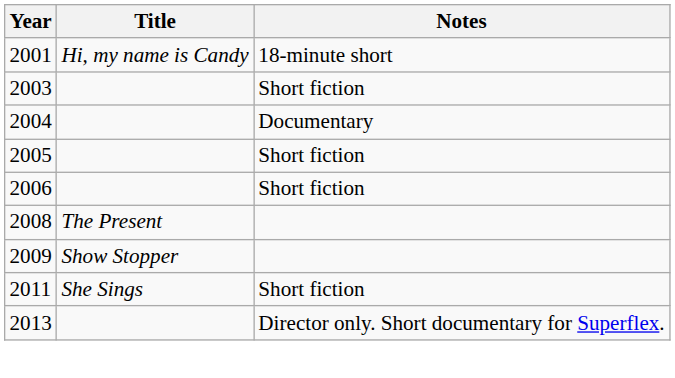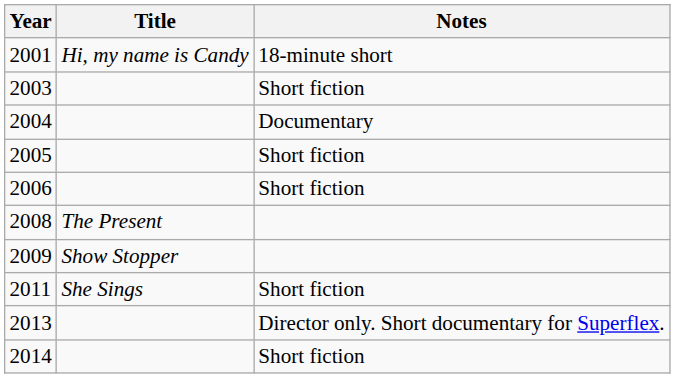+ row: (31, 356)
